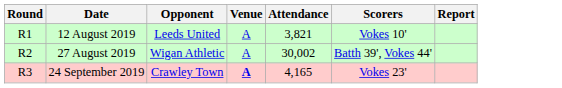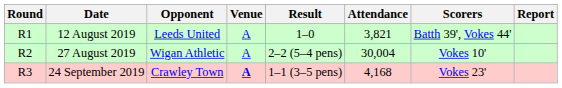+ column: (305, 14)
(383, 33) Vokes 10' -> (463, 33) Batth 39', Vokes 44'
(298, 53) 30,002 -> (378, 53) 30,004
(383, 53) Batth 39', Vokes 44' -> (463, 53) Vokes 10'
(298, 72) 4,165 -> (378, 72) 4,168
